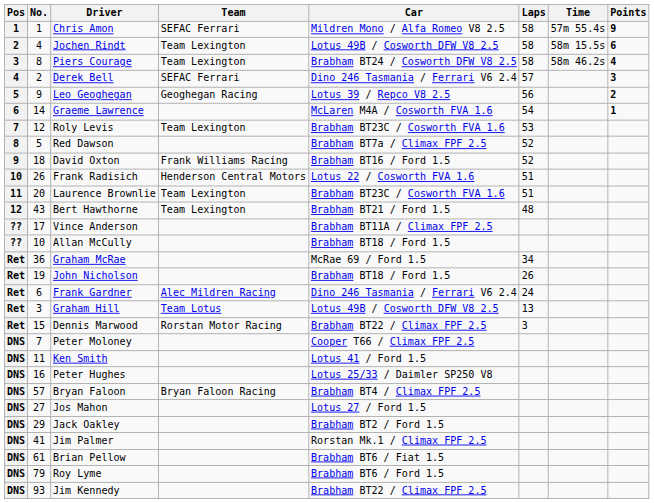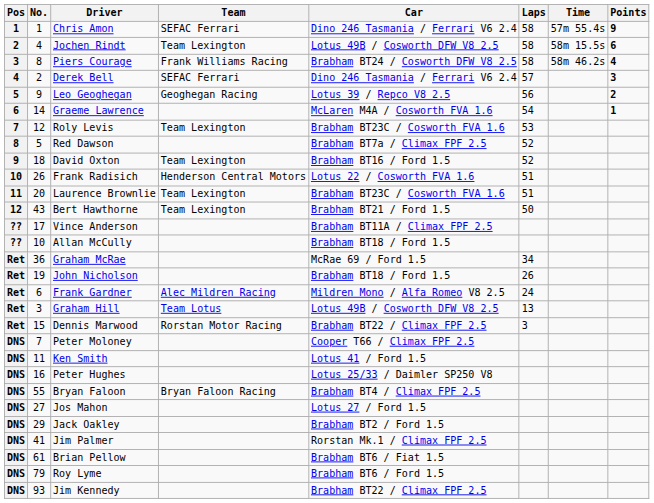(408, 29) Mildren Mono / Alfa Romeo V8 2.5 -> (414, 29) Dino 246 Tasmania / Ferrari V6 2.4
(203, 62) Team Lexington -> (224, 62) Frank Williams Racing
(224, 161) Frank Williams Racing -> (203, 161) Team Lexington
(528, 211) 48 -> (528, 211) 50
(414, 293) Dino 246 Tasmania / Ferrari V6 2.4 -> (408, 293) Mildren Mono / Alfa Romeo V8 2.5
(39, 392) 57 -> (39, 392) 55
